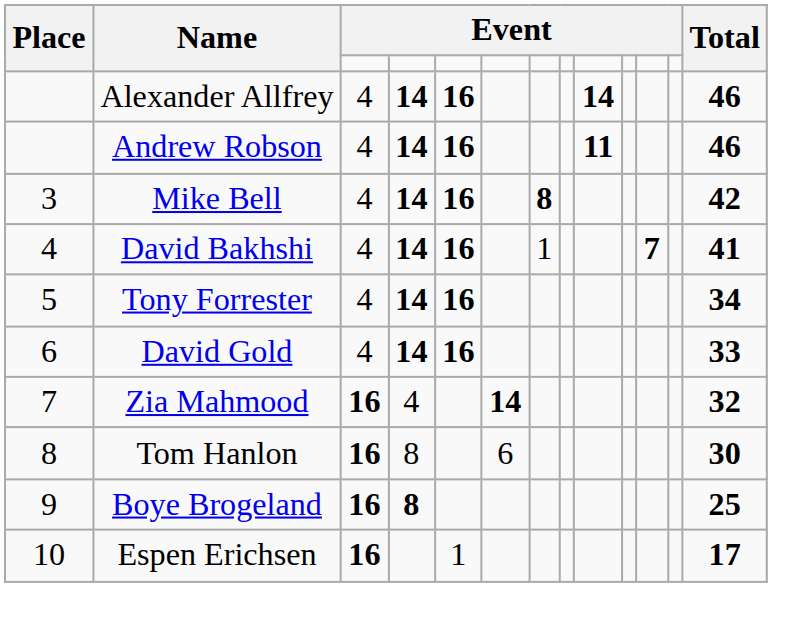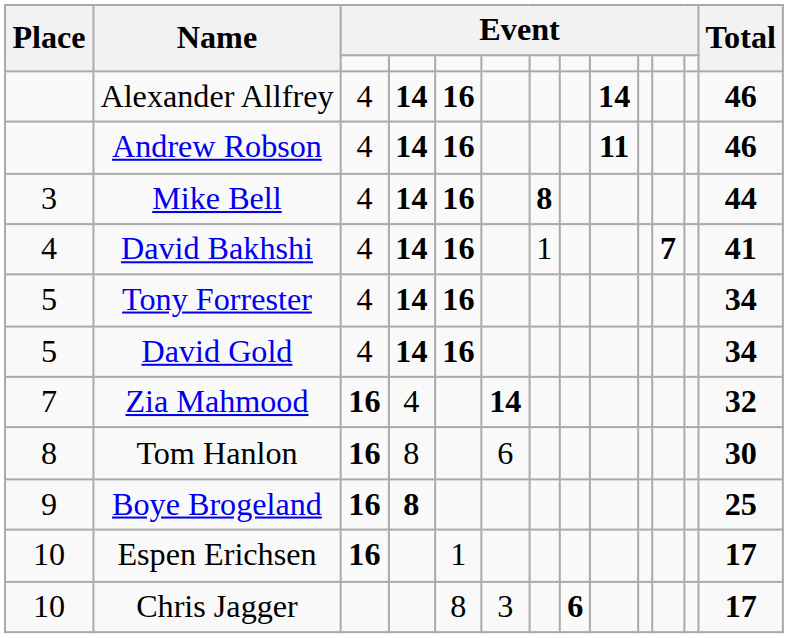(725, 197) 42 -> (741, 197) 44
(49, 350) 6 -> (49, 350) 5
(725, 350) 33 -> (741, 350) 34
+ row: (217, 605)
